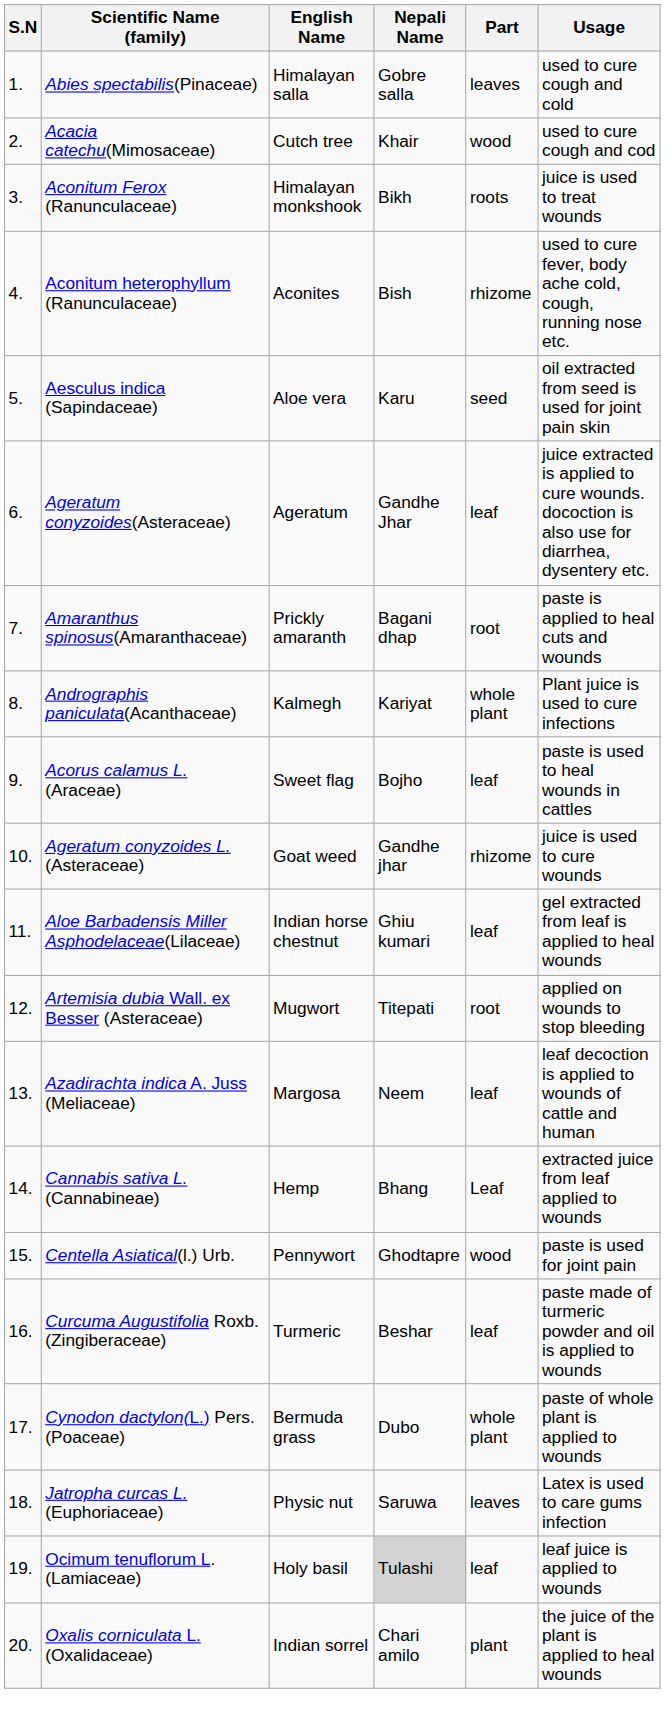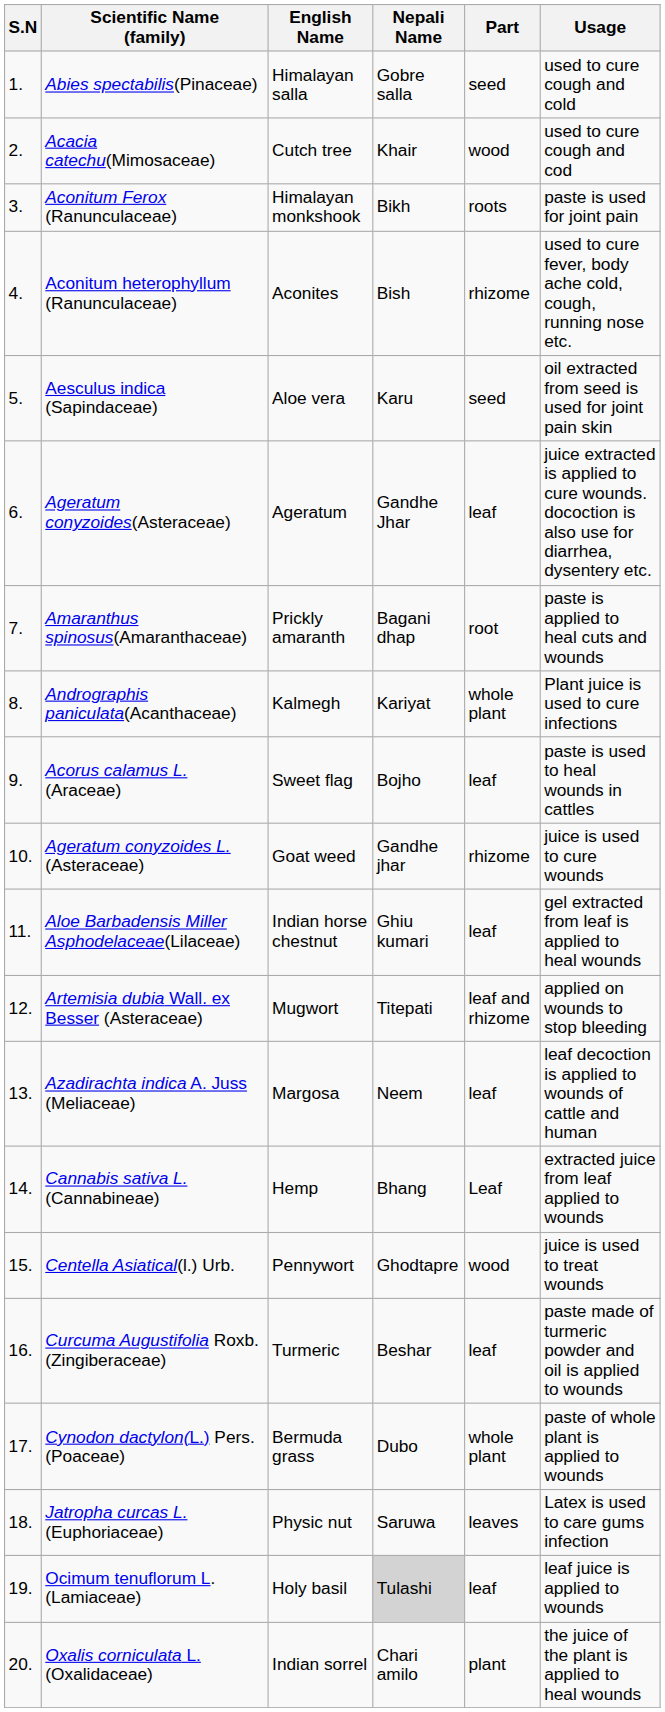(495, 84) leaves -> (487, 84) seed
(590, 197) juice is used to treat wounds -> (595, 207) paste is used for joint pain
(485, 1008) root -> (499, 1008) leaf and rhizome
(593, 1255) paste is used for joint pain -> (592, 1265) juice is used to treat wounds
